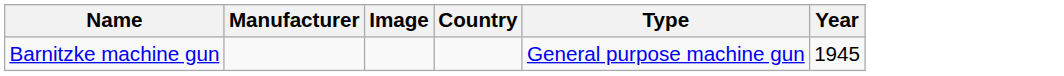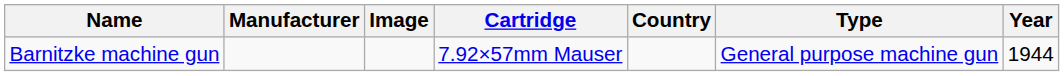+ column: (530, 20)
(837, 53) 1945 -> (1031, 53) 1944
